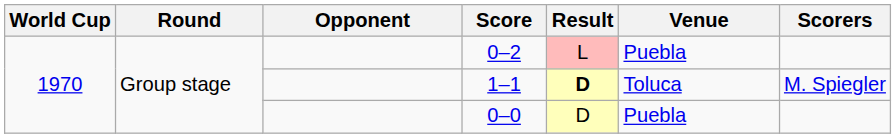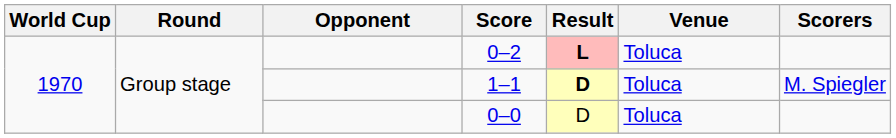(583, 52) normal -> (583, 52) bold
(655, 52) Puebla -> (653, 52) Toluca
(655, 116) Puebla -> (653, 116) Toluca
